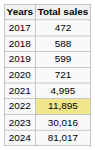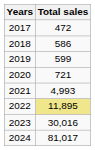(63, 43) 588 -> (63, 43) 586
(63, 91) 4,995 -> (63, 91) 4,993
